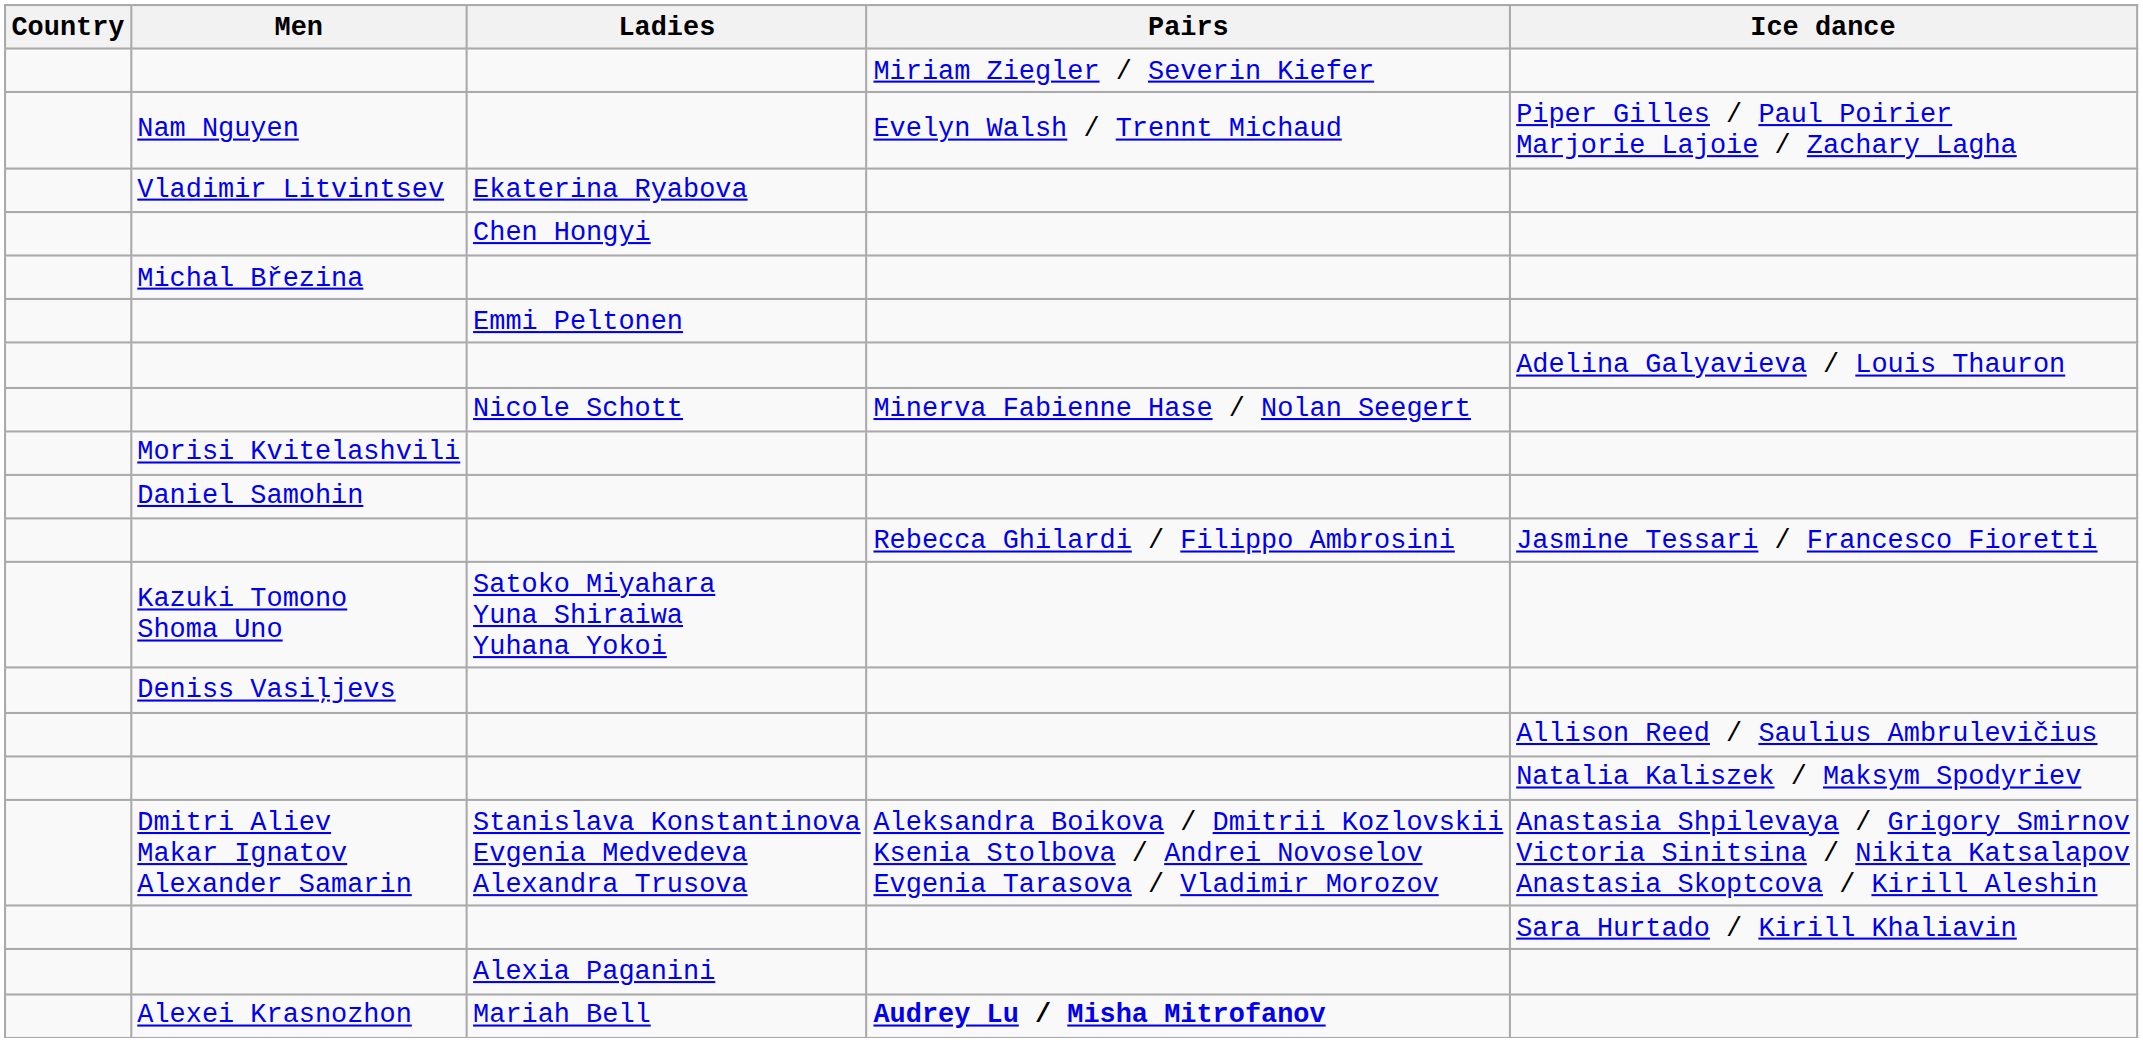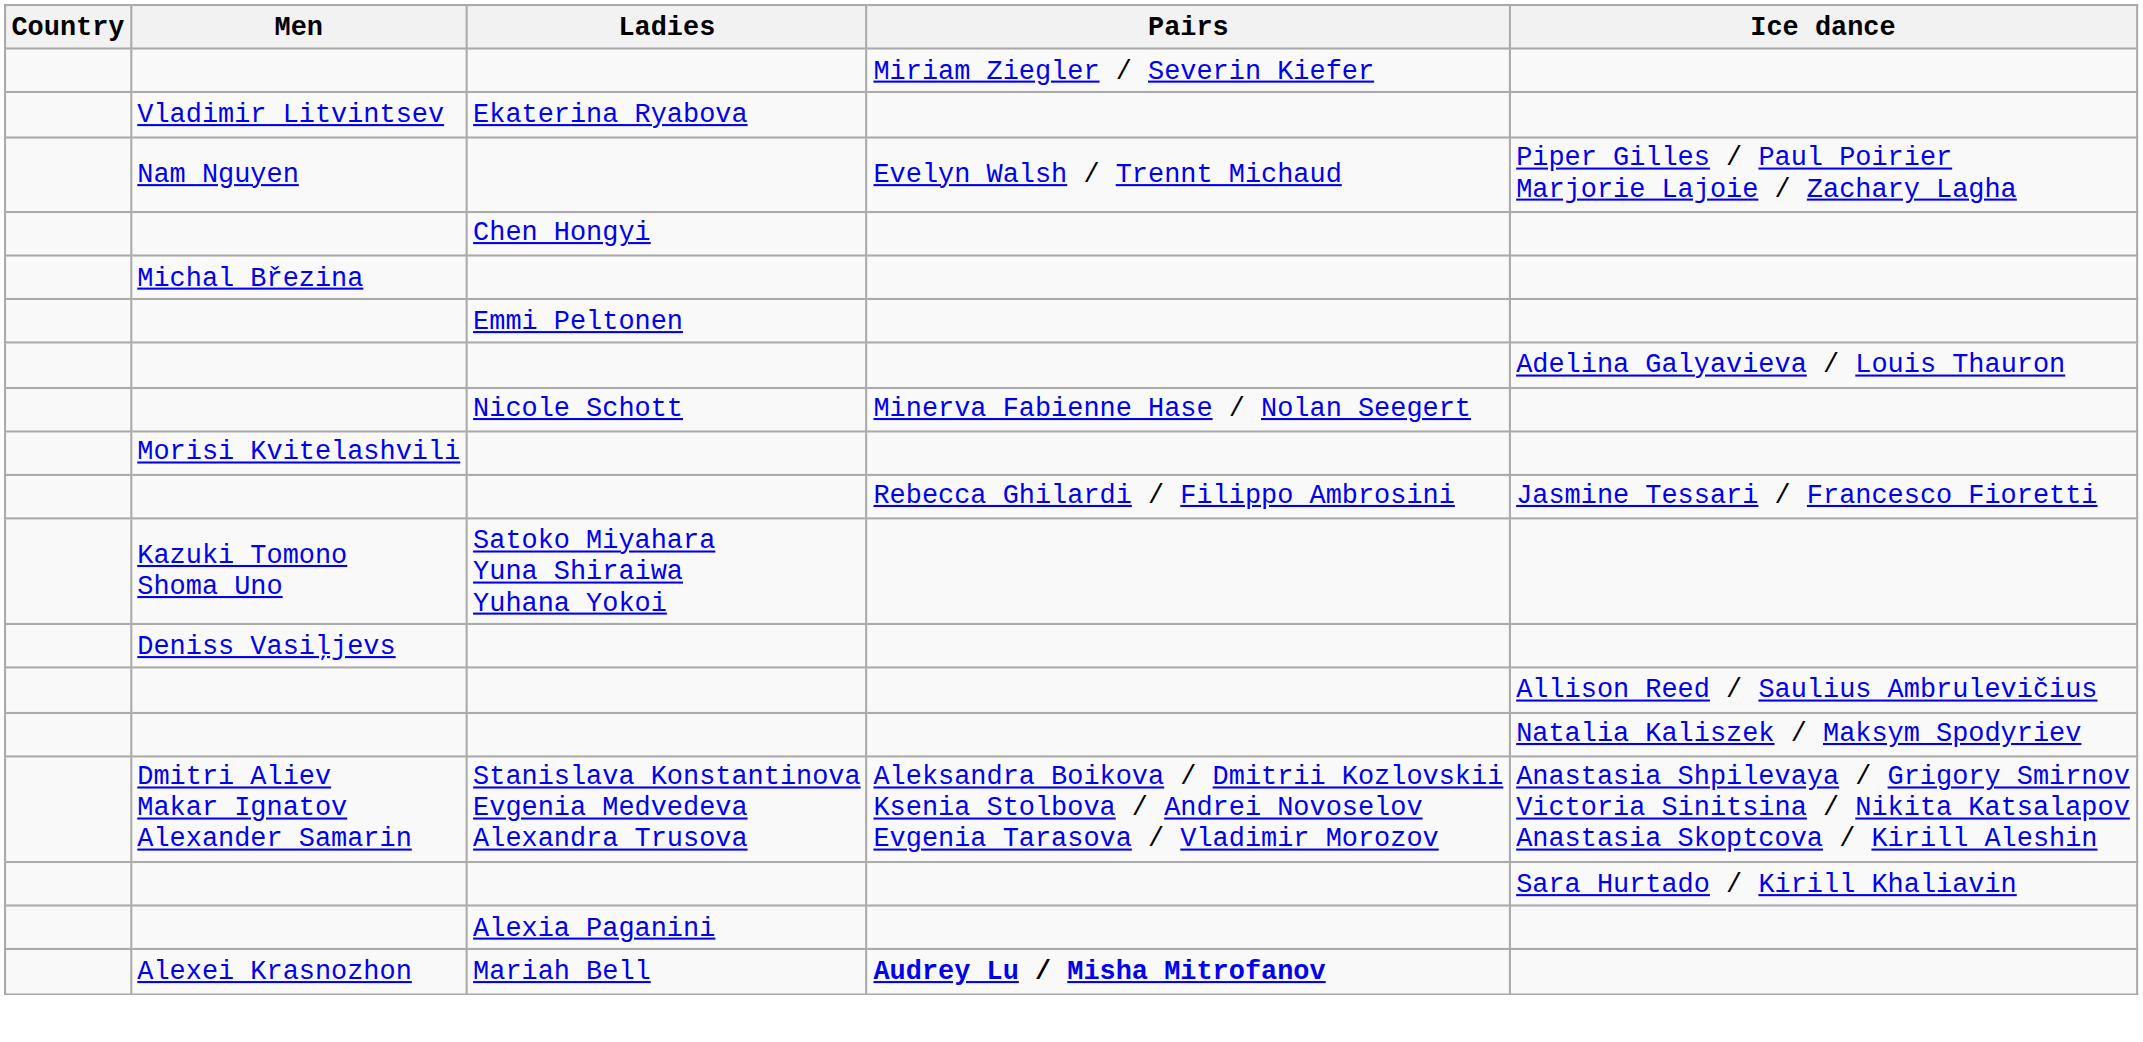rows swapped: (291, 190) <-> (218, 130)
- row: (250, 497)
